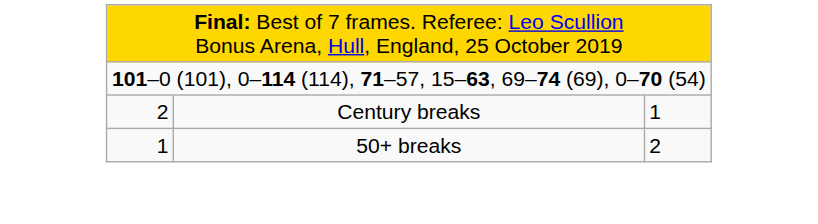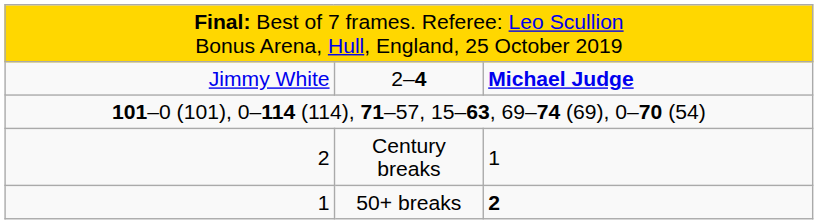+ row: (409, 79)
(655, 146) normal -> (494, 203) bold
